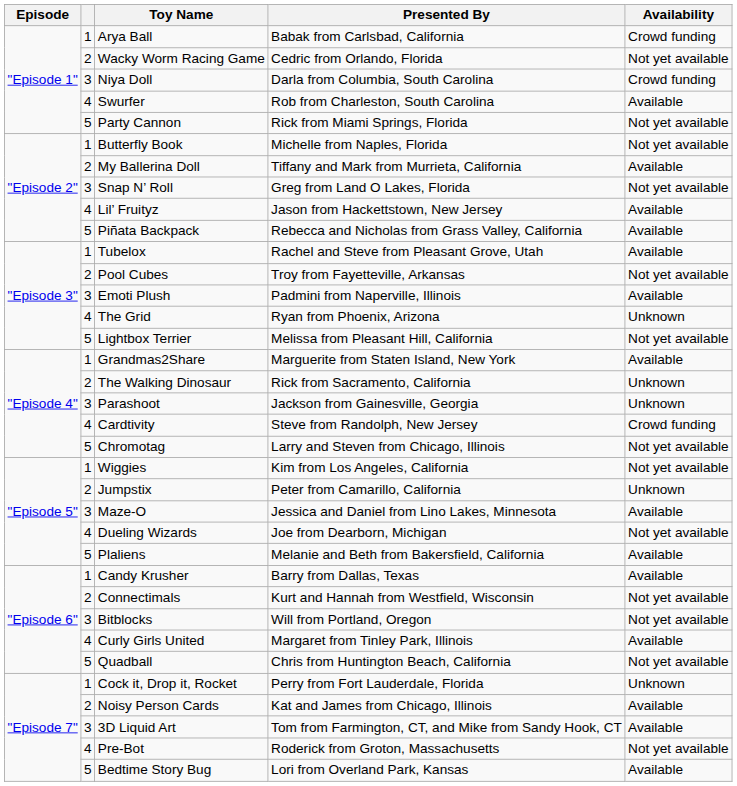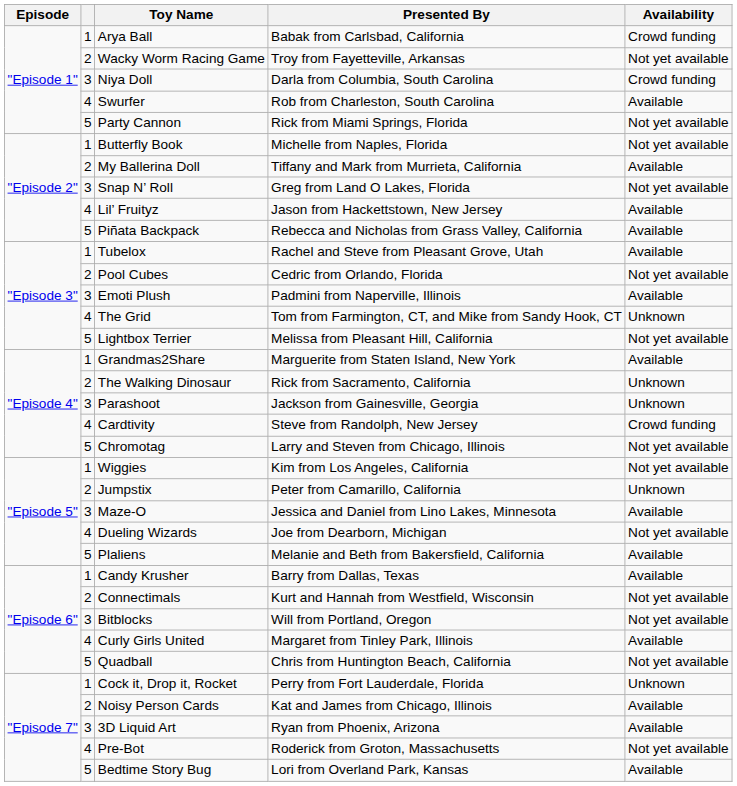(357, 58) Cedric from Orlando, Florida -> (368, 58) Troy from Fayetteville, Arkansas
(368, 274) Troy from Fayetteville, Arkansas -> (357, 274) Cedric from Orlando, Florida
(355, 317) Ryan from Phoenix, Arizona -> (446, 317) Tom from Farmington, CT, and Mike from Sandy Hook, CT
(446, 727) Tom from Farmington, CT, and Mike from Sandy Hook, CT -> (355, 727) Ryan from Phoenix, Arizona
